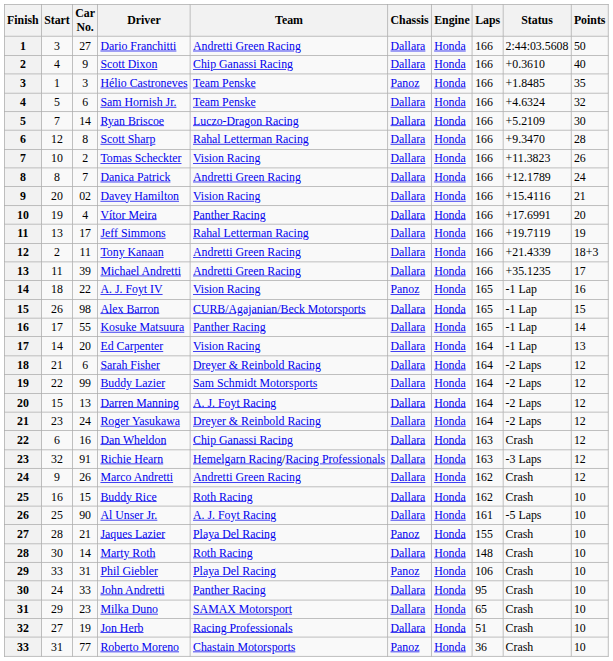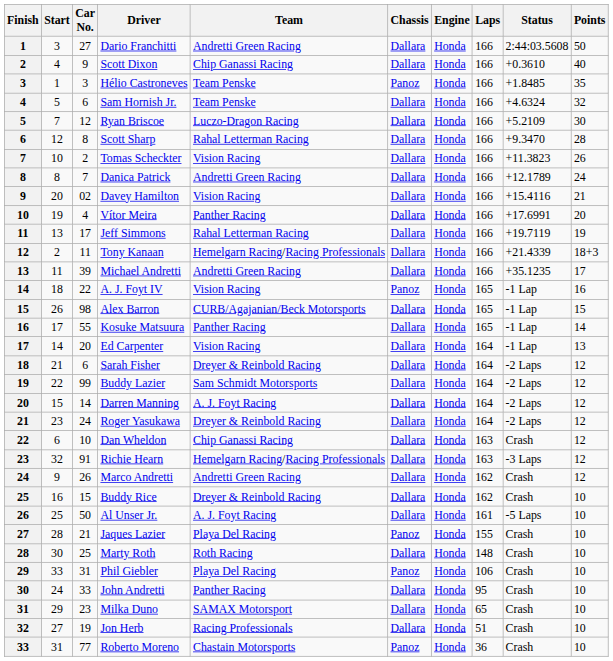(85, 121) 14 -> (85, 121) 12
(247, 252) Andretti Green Racing -> (289, 252) Hemelgarn Racing/Racing Professionals
(85, 402) 13 -> (85, 402) 14
(85, 440) 16 -> (85, 440) 10
(223, 496) Roth Racing -> (257, 496) Dreyer & Reinbold Racing
(85, 515) 90 -> (85, 515) 50
(85, 552) 14 -> (85, 552) 25
